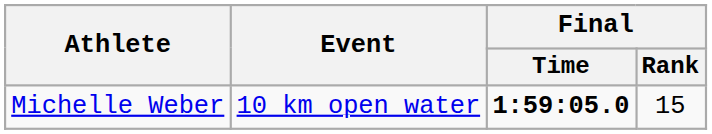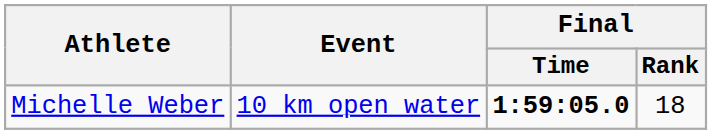(670, 107) 15 -> (670, 107) 18
